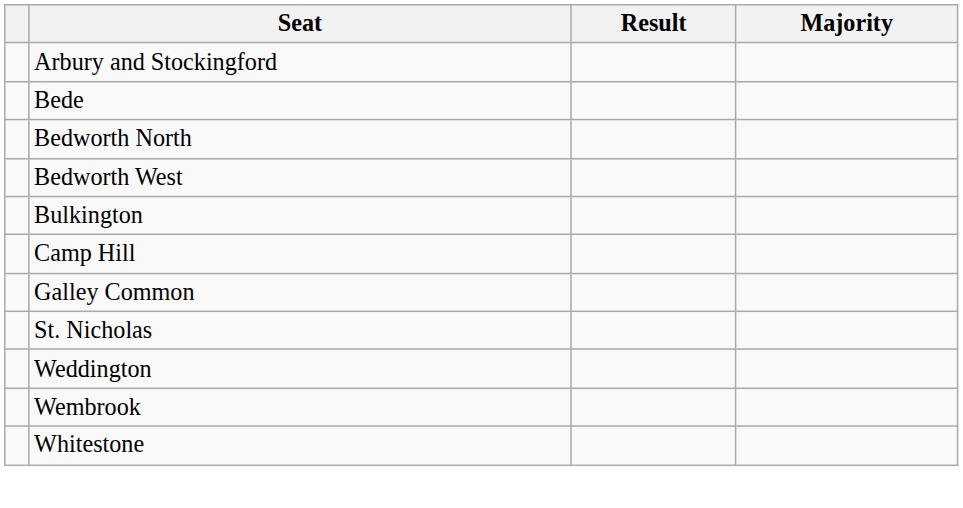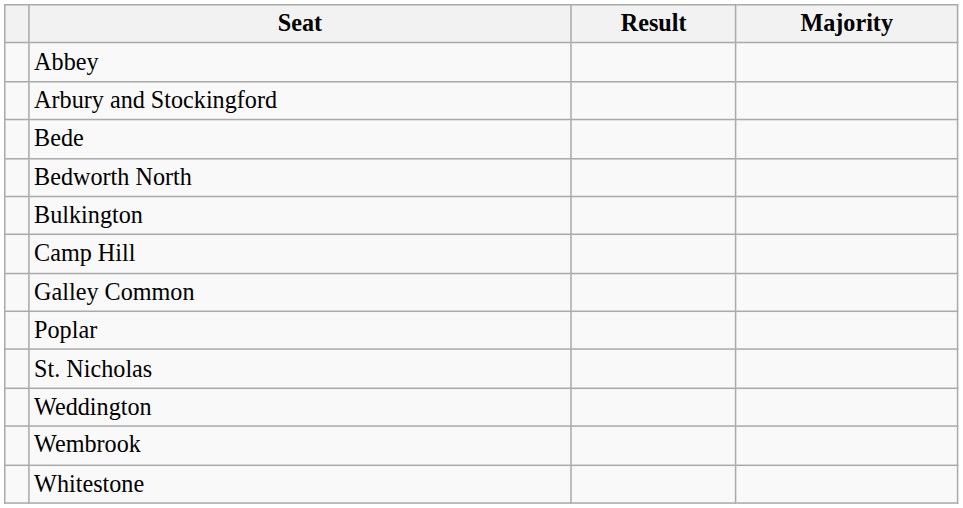+ row: (66, 61)
- row: (108, 176)
+ row: (66, 330)
